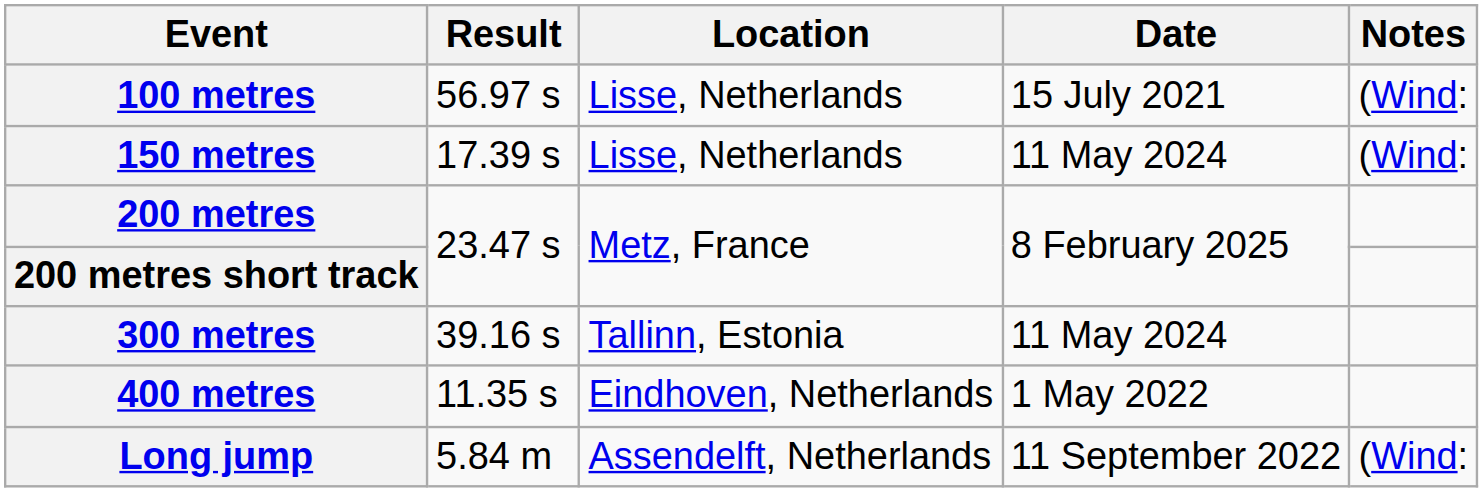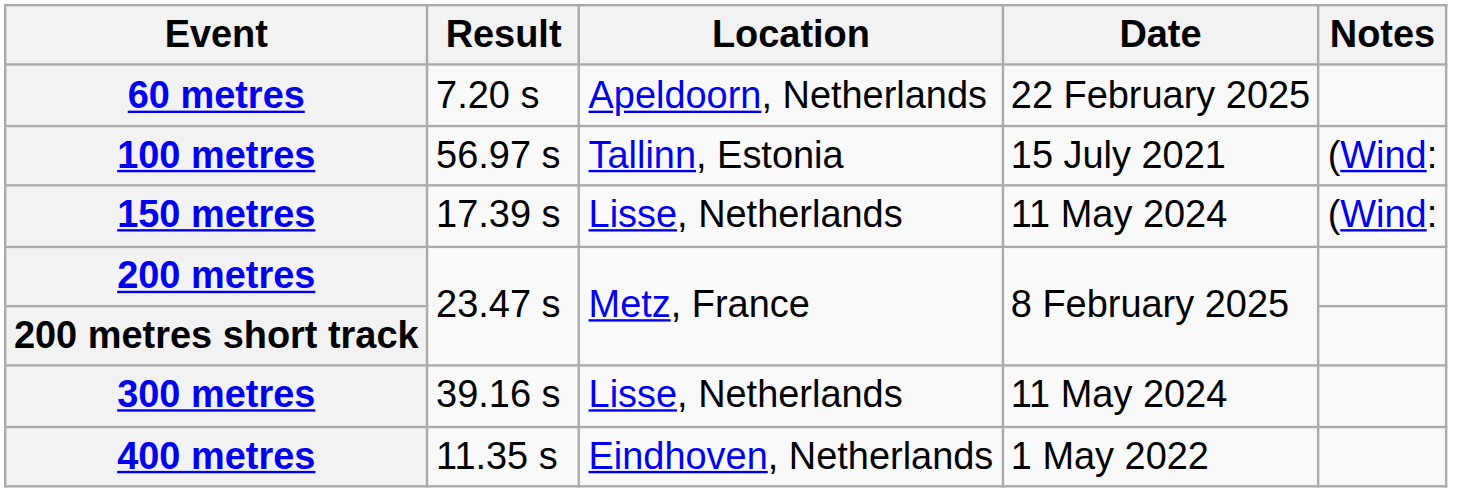+ row: (216, 94)
(746, 94) Lisse, Netherlands -> (716, 154) Tallinn, Estonia
(716, 335) Tallinn, Estonia -> (746, 395) Lisse, Netherlands
- row: (216, 455)
